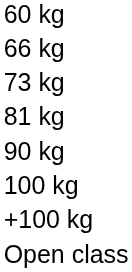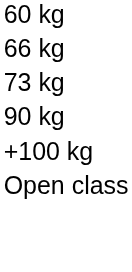- row: (34, 117)
- row: (41, 186)
